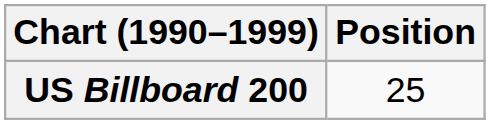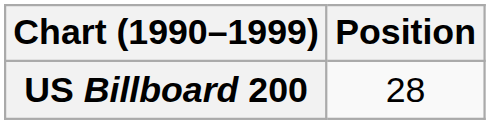(406, 89) 25 -> (406, 89) 28
